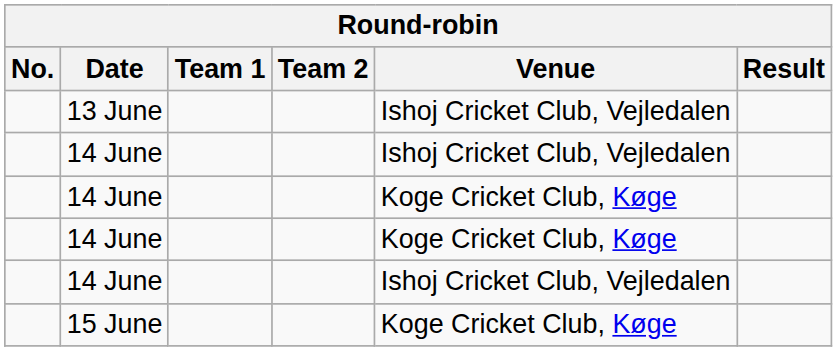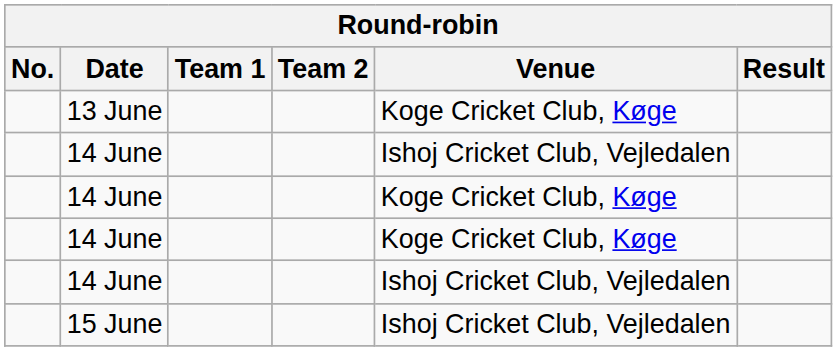(556, 111) Ishoj Cricket Club, Vejledalen -> (529, 111) Koge Cricket Club, Køge
(529, 324) Koge Cricket Club, Køge -> (556, 324) Ishoj Cricket Club, Vejledalen
